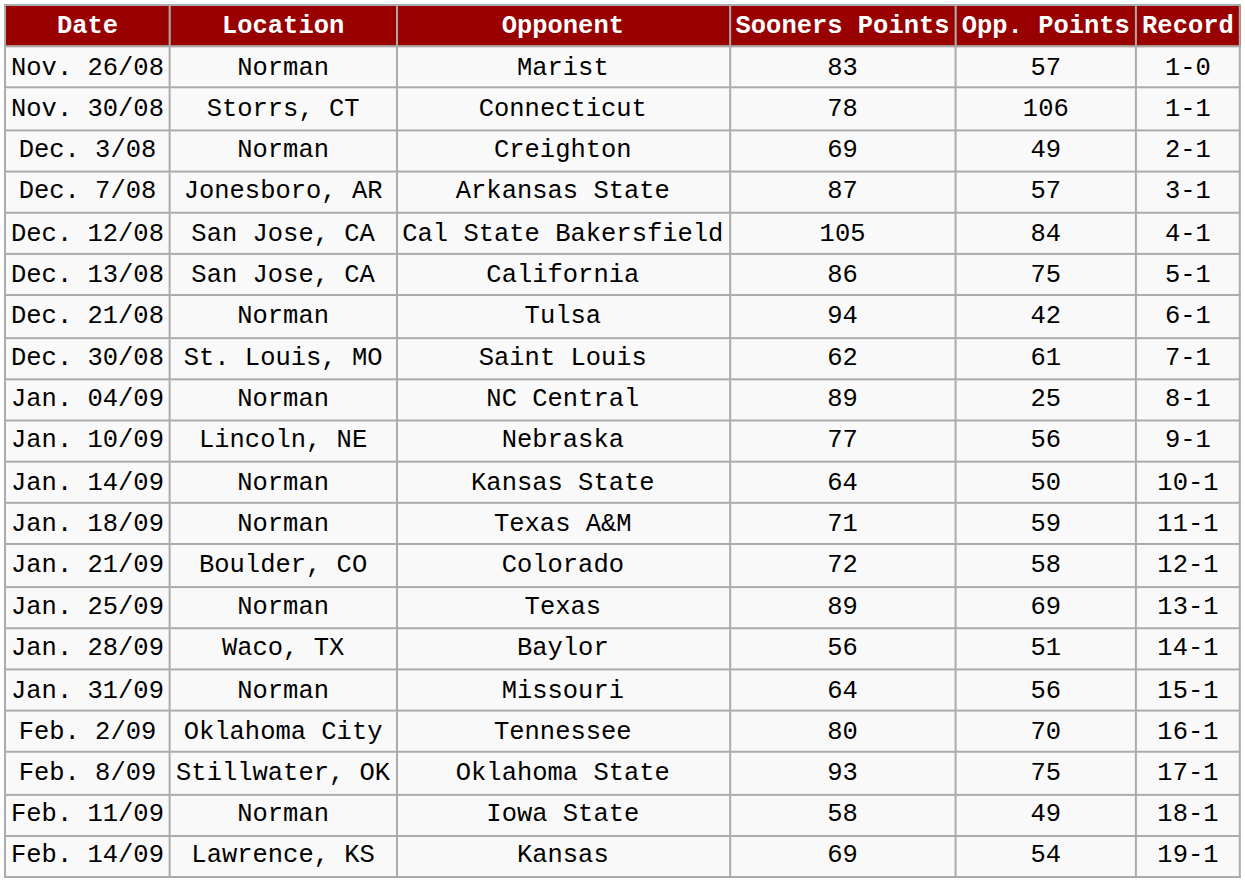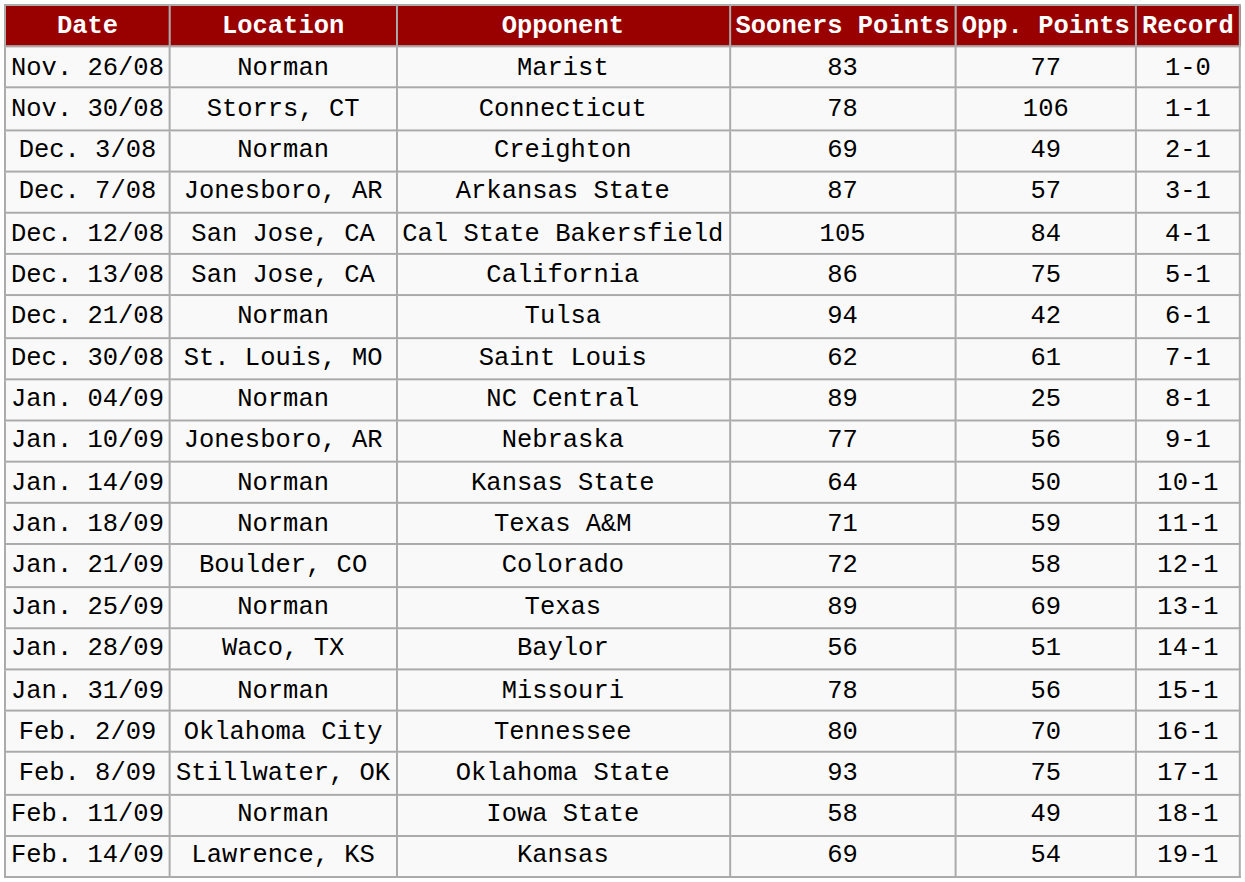(1046, 67) 57 -> (1046, 67) 77
(283, 441) Lincoln, NE -> (283, 441) Jonesboro, AR
(843, 690) 64 -> (843, 690) 78
